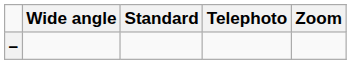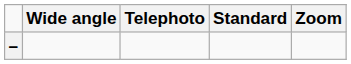columns swapped: (162, 19) <-> (247, 19)
